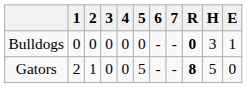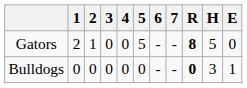rows swapped: (36, 69) <-> (36, 43)
